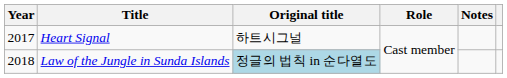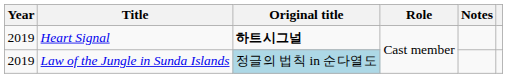(21, 37) 2017 -> (21, 37) 2019
(269, 37) normal -> (269, 37) bold
(21, 61) 2018 -> (21, 61) 2019
